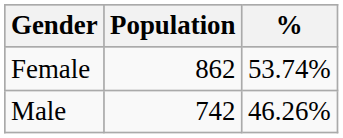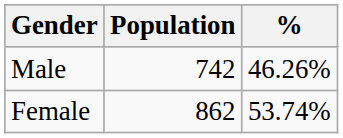rows swapped: (39, 111) <-> (51, 68)
